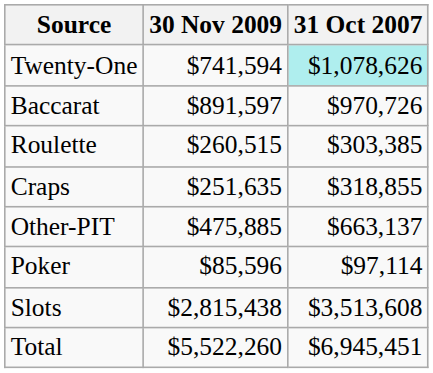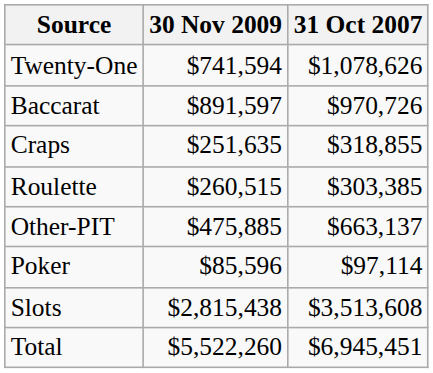(365, 65) paleturquoise background -> (365, 65) no background
rows swapped: (40, 186) <-> (54, 145)
